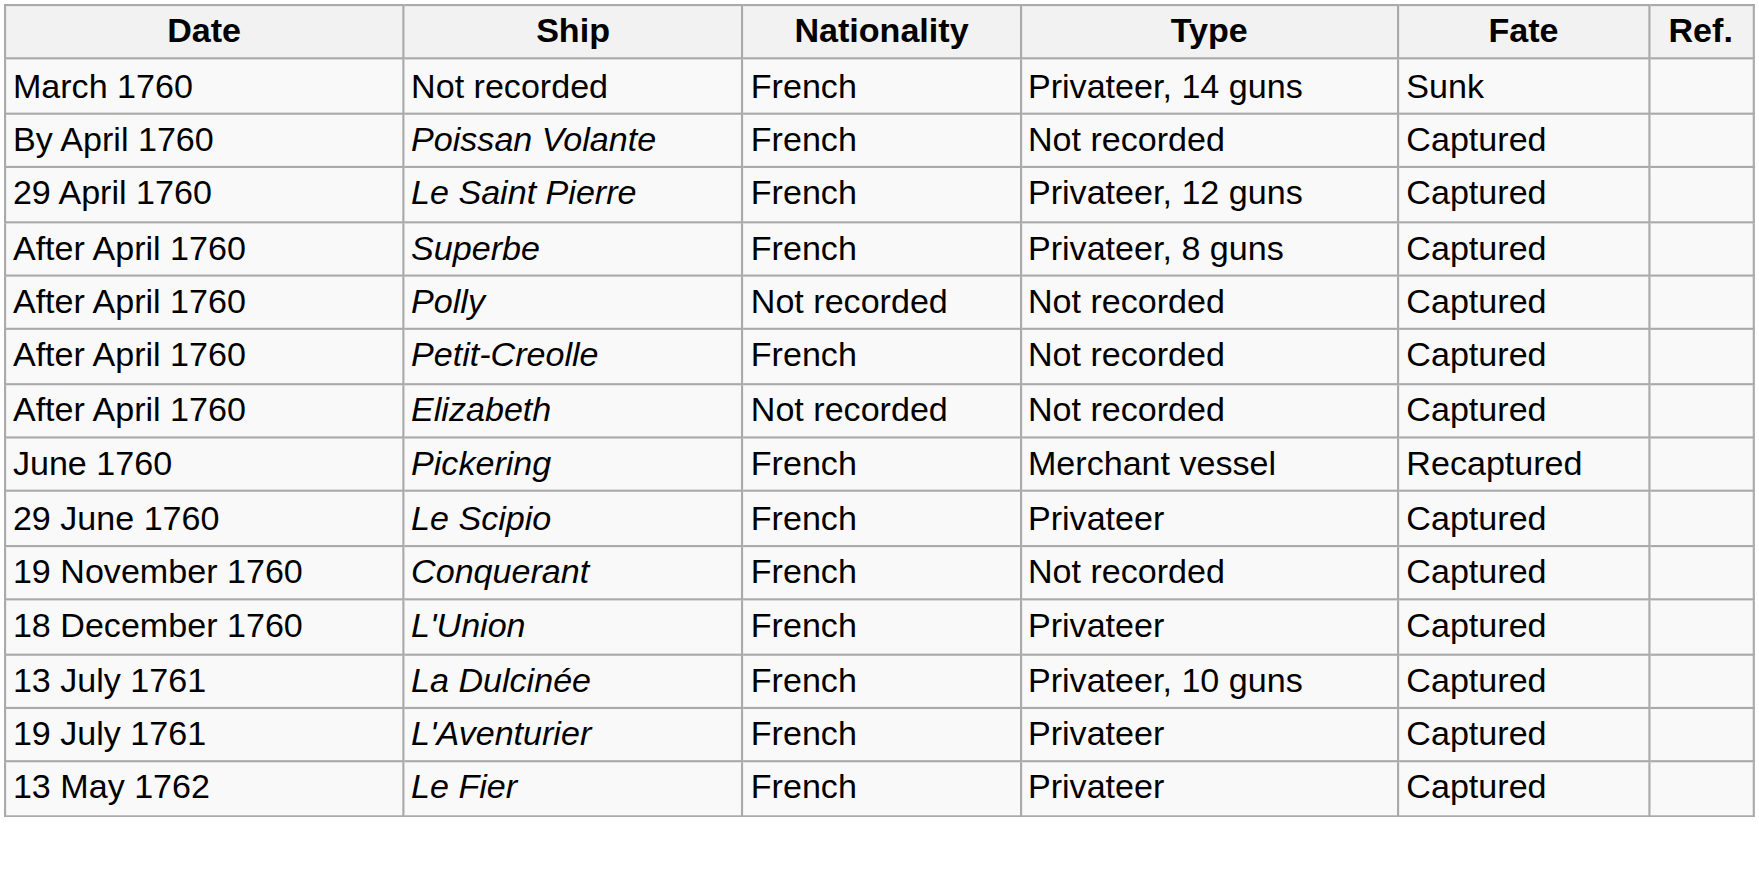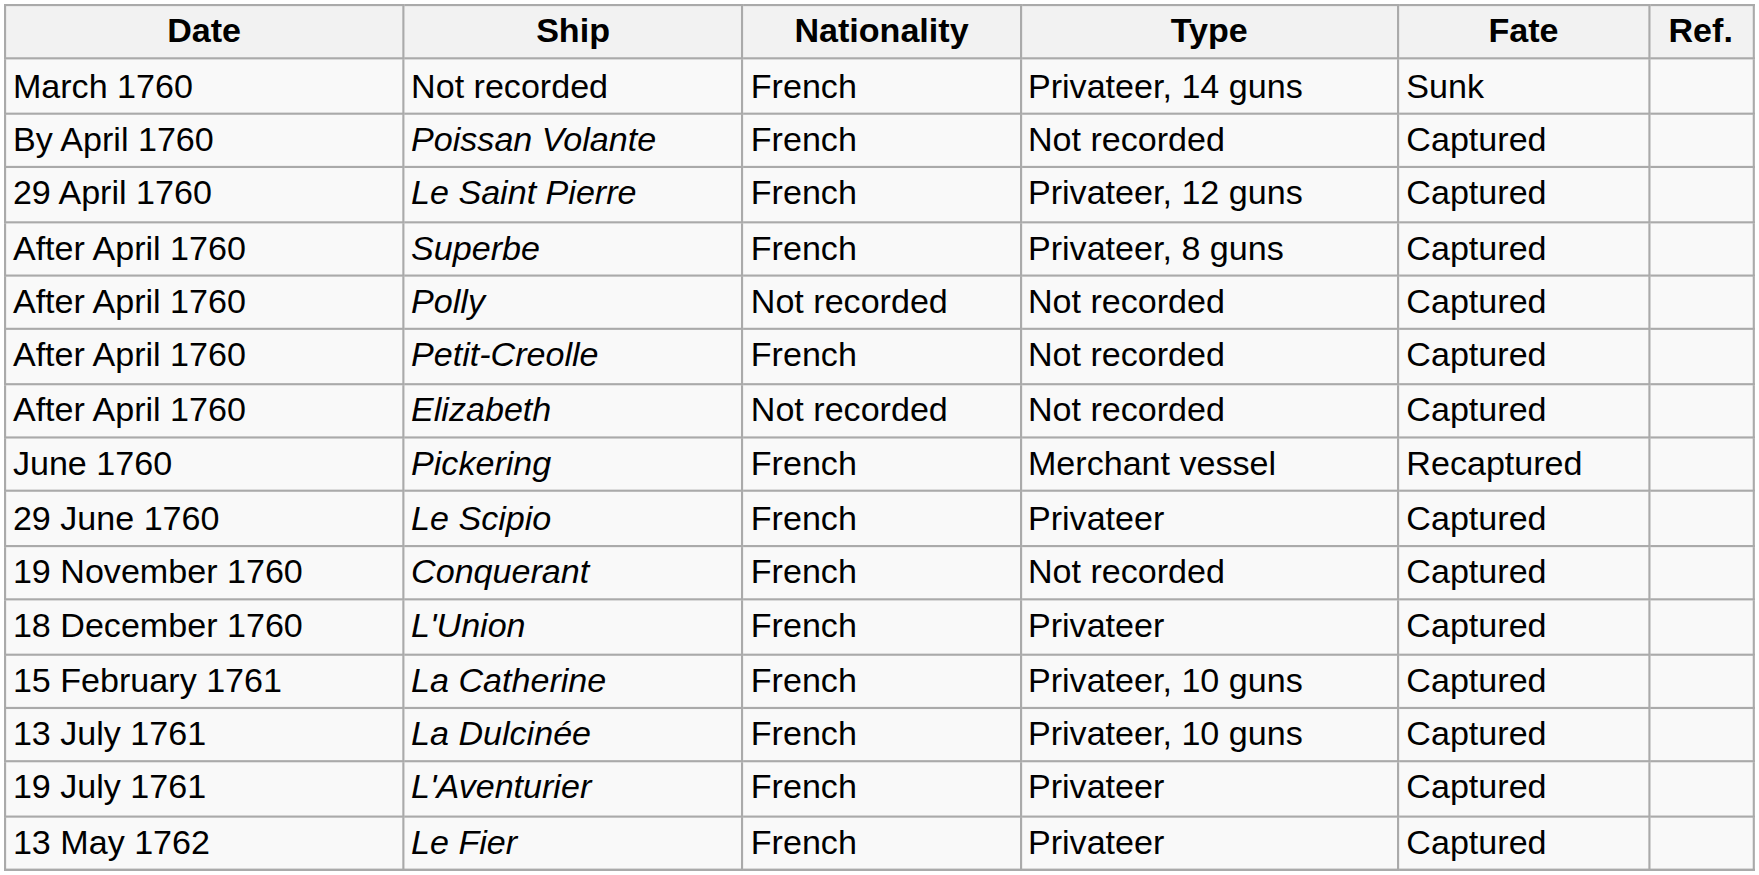+ row: (509, 680)
